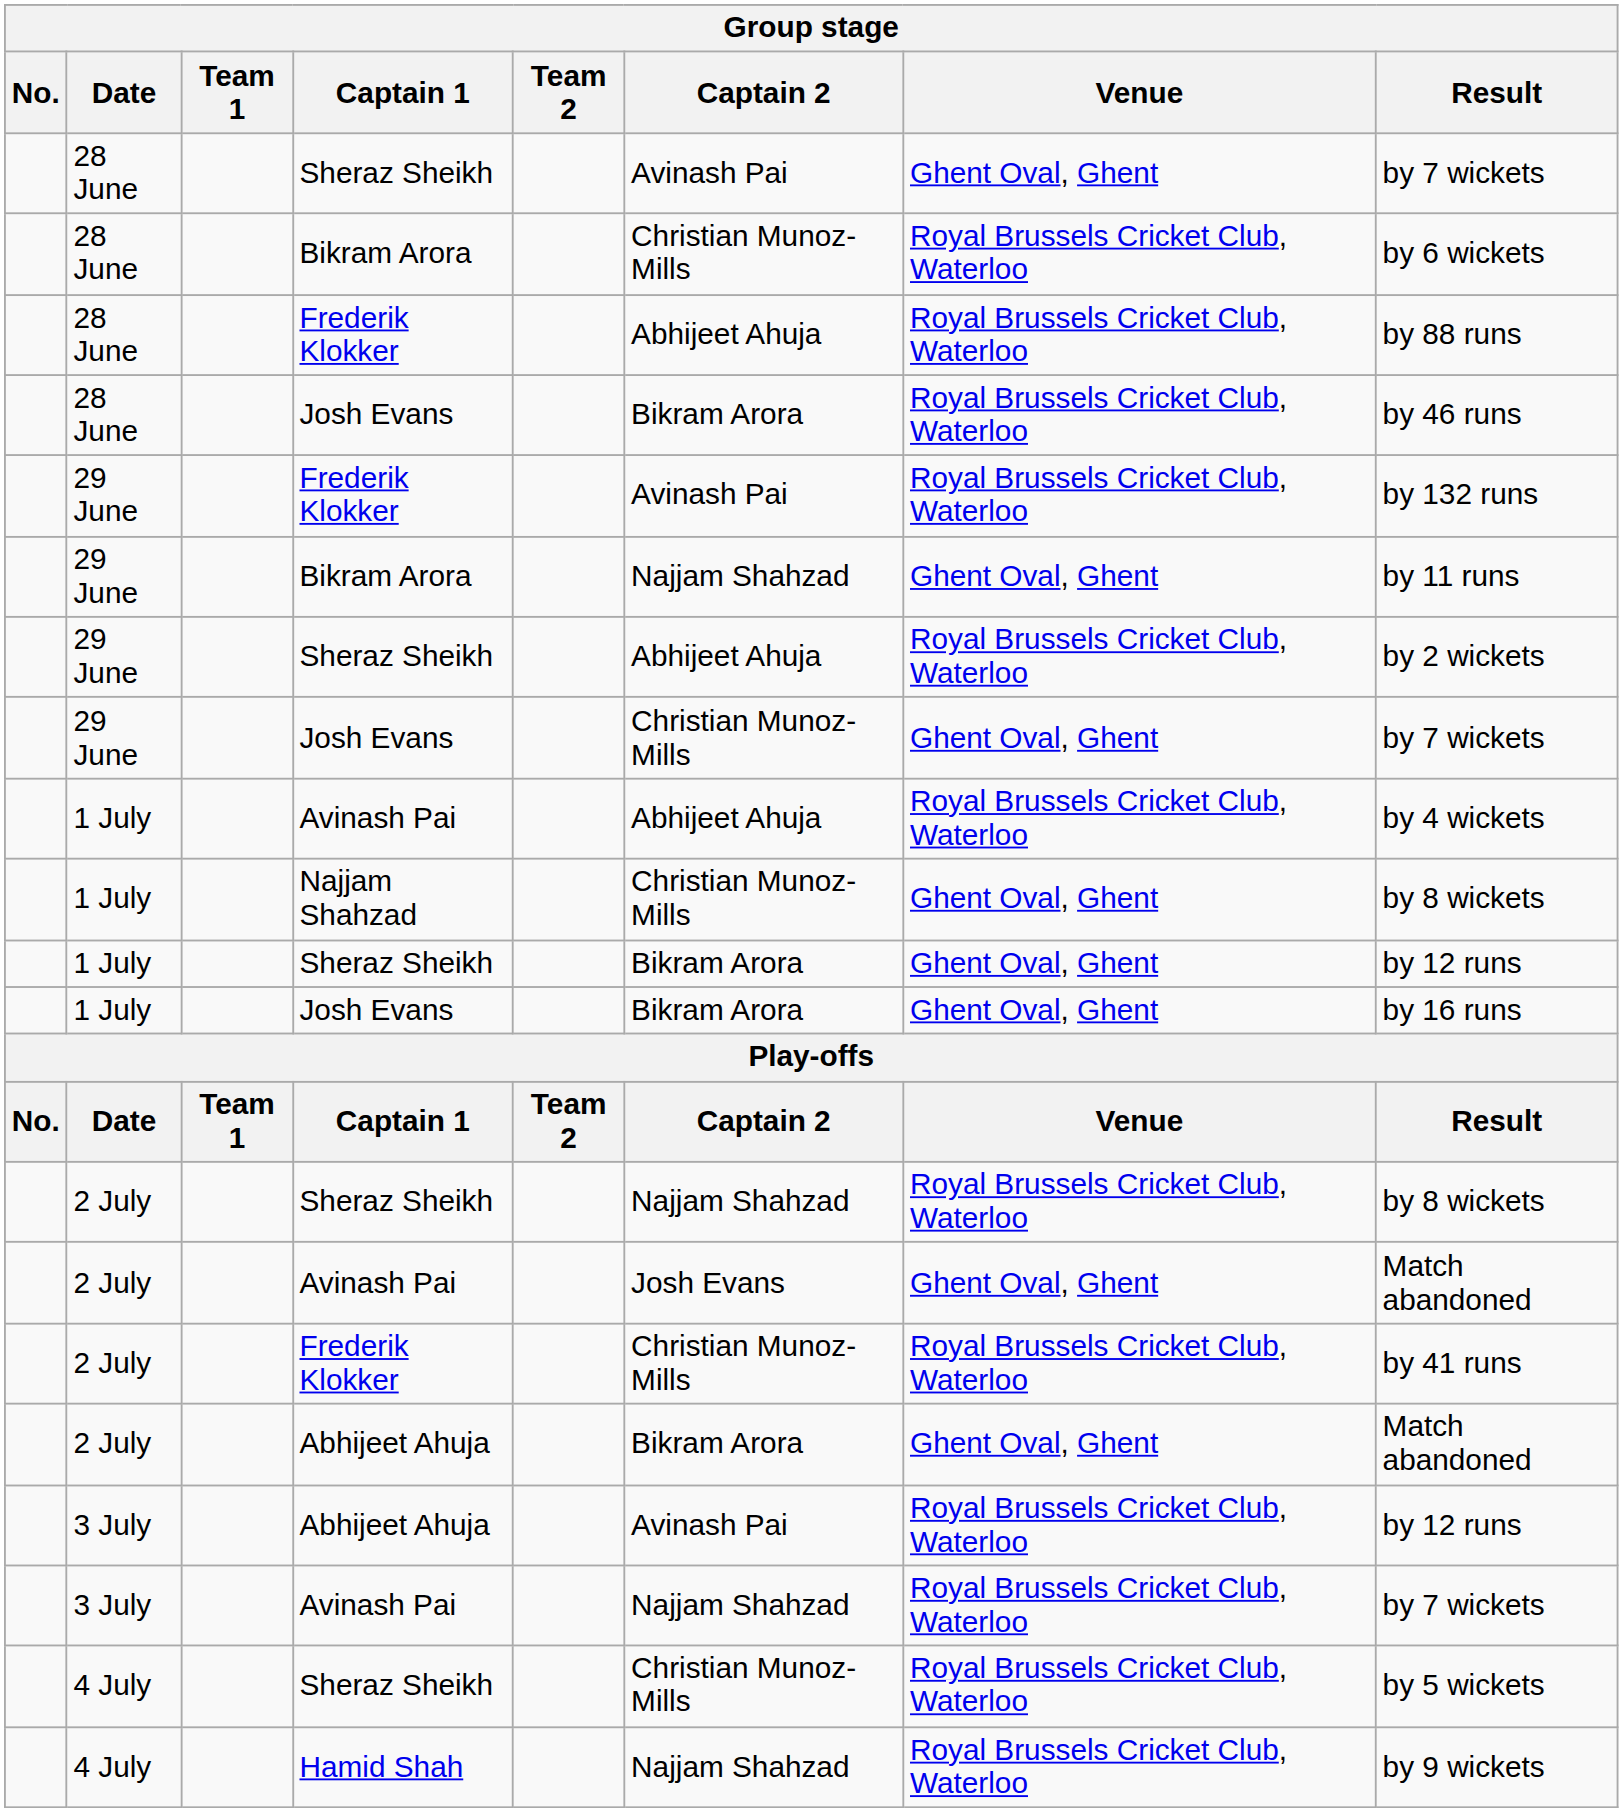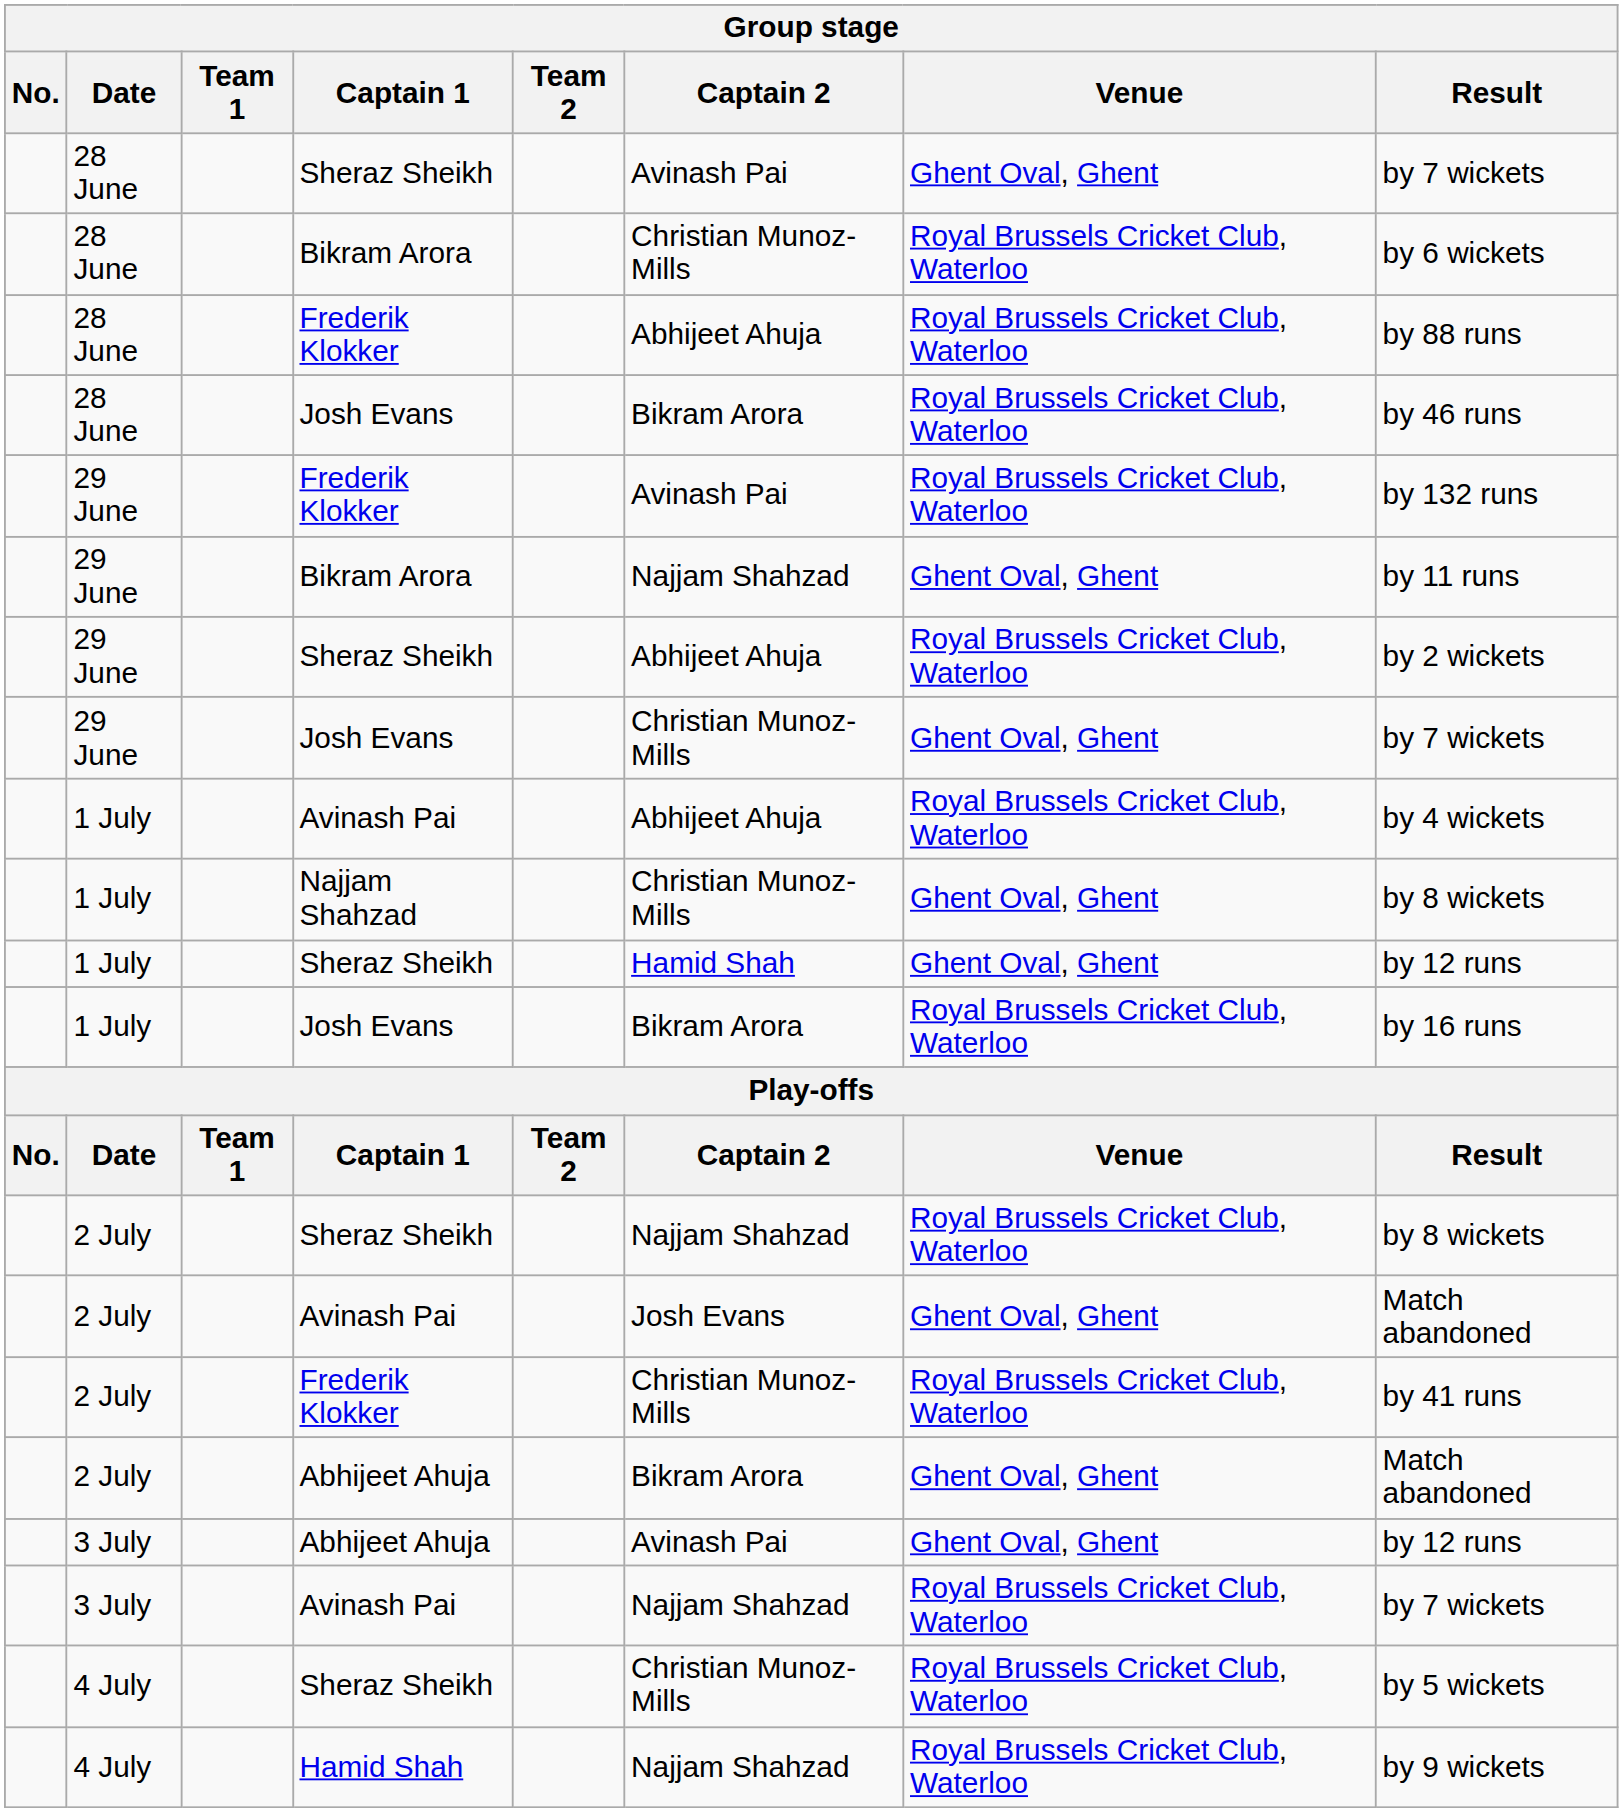(717, 962) Bikram Arora -> (713, 962) Hamid Shah
(1034, 1009) Ghent Oval, Ghent -> (1099, 1026) Royal Brussels Cricket Club, Waterloo
(1099, 1524) Royal Brussels Cricket Club, Waterloo -> (1034, 1541) Ghent Oval, Ghent
